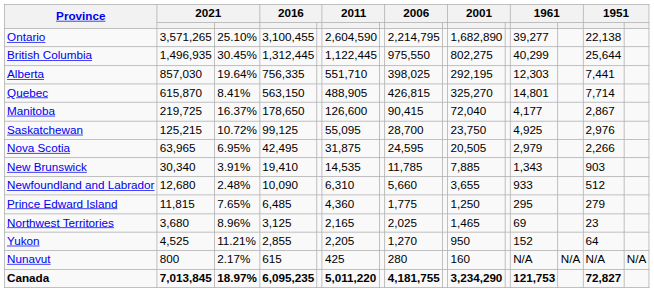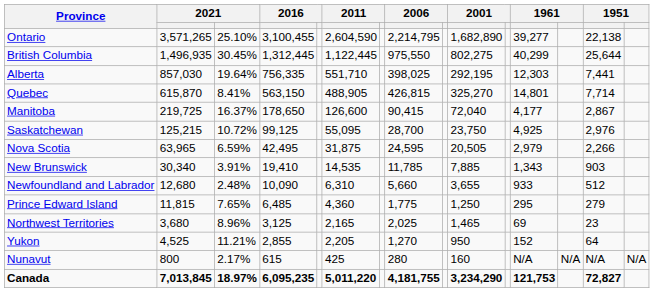(234, 148) 6.95% -> (234, 148) 6.59%
